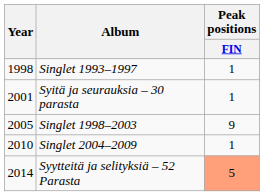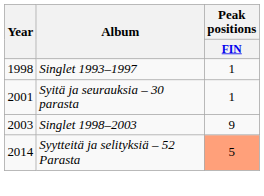(20, 124) 2005 -> (20, 124) 2003
- row: (88, 145)
